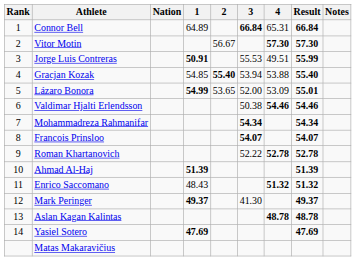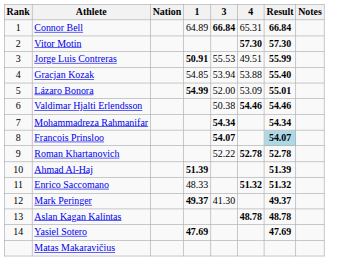- column: (224, 12)
(307, 138) no background -> (280, 138) lightblue background
(197, 185) 48.43 -> (197, 185) 48.33
